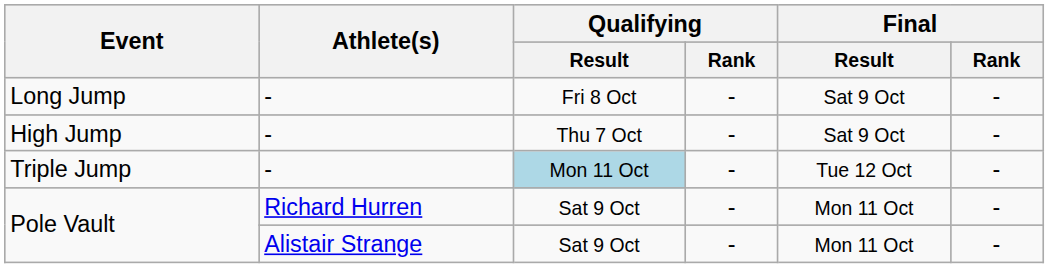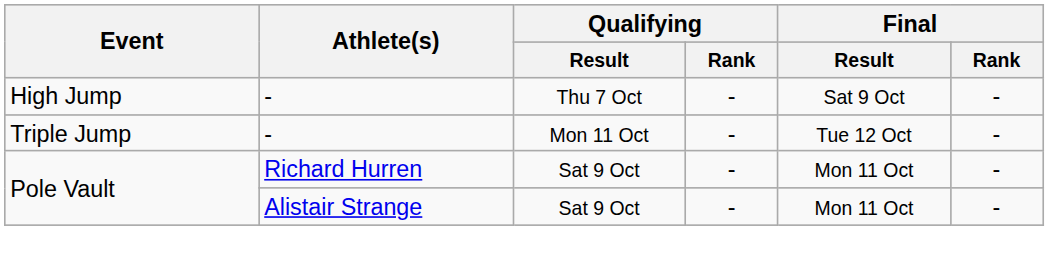- row: (68, 96)
(599, 172) lightblue background -> (599, 135) no background
